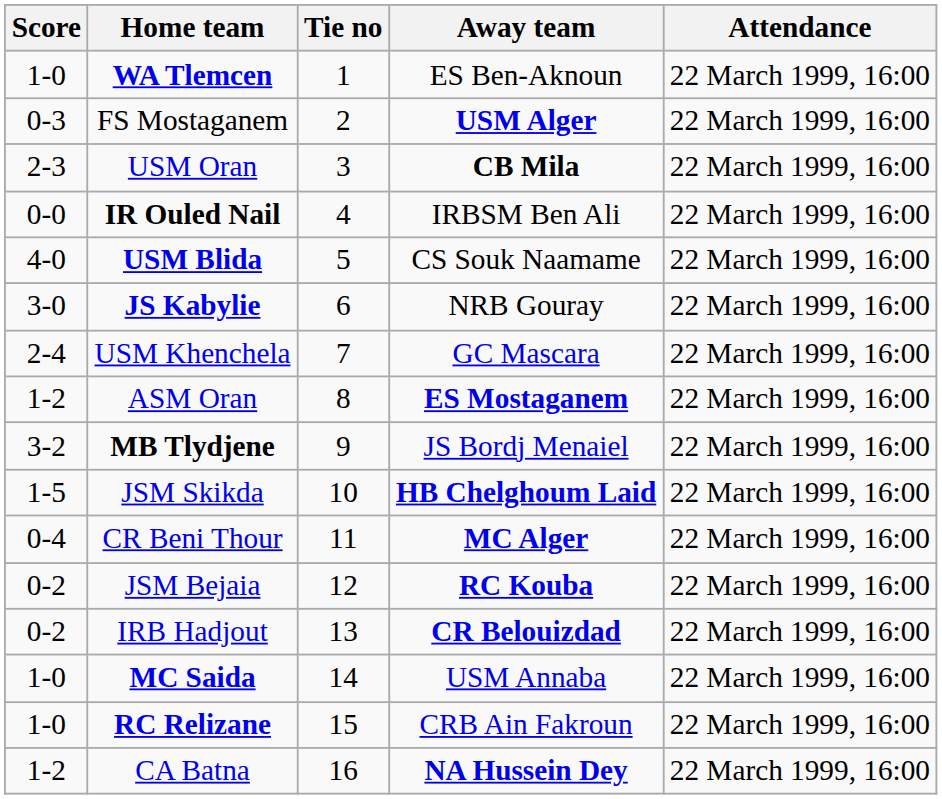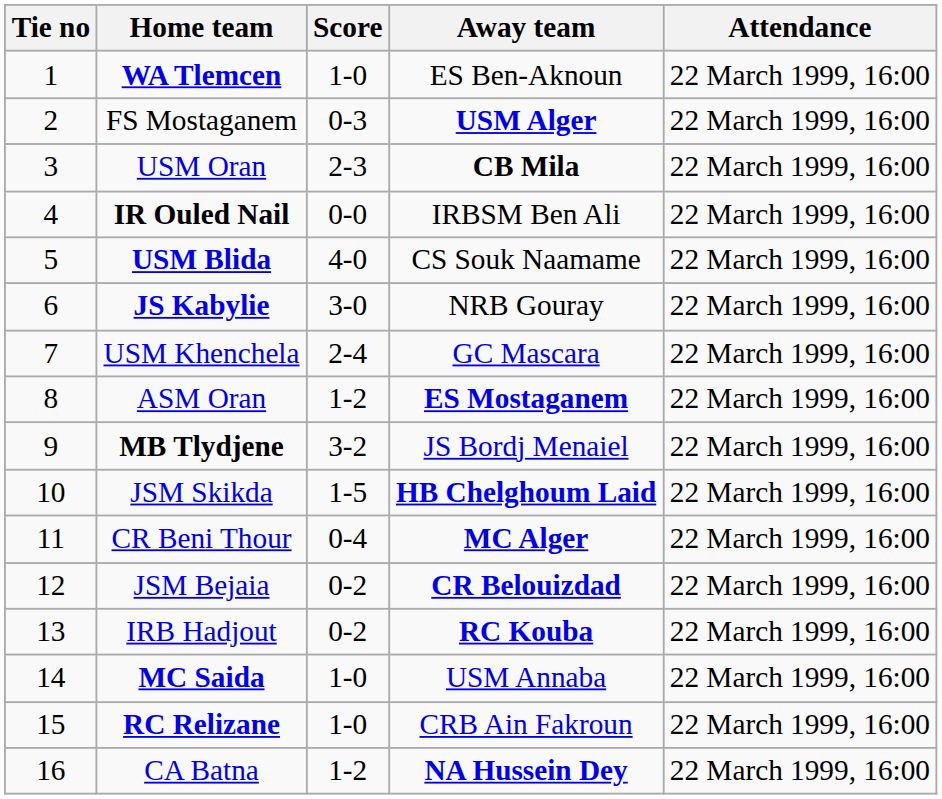columns swapped: (343, 27) <-> (46, 27)
(526, 584) RC Kouba -> (526, 584) CR Belouizdad
(526, 631) CR Belouizdad -> (526, 631) RC Kouba
